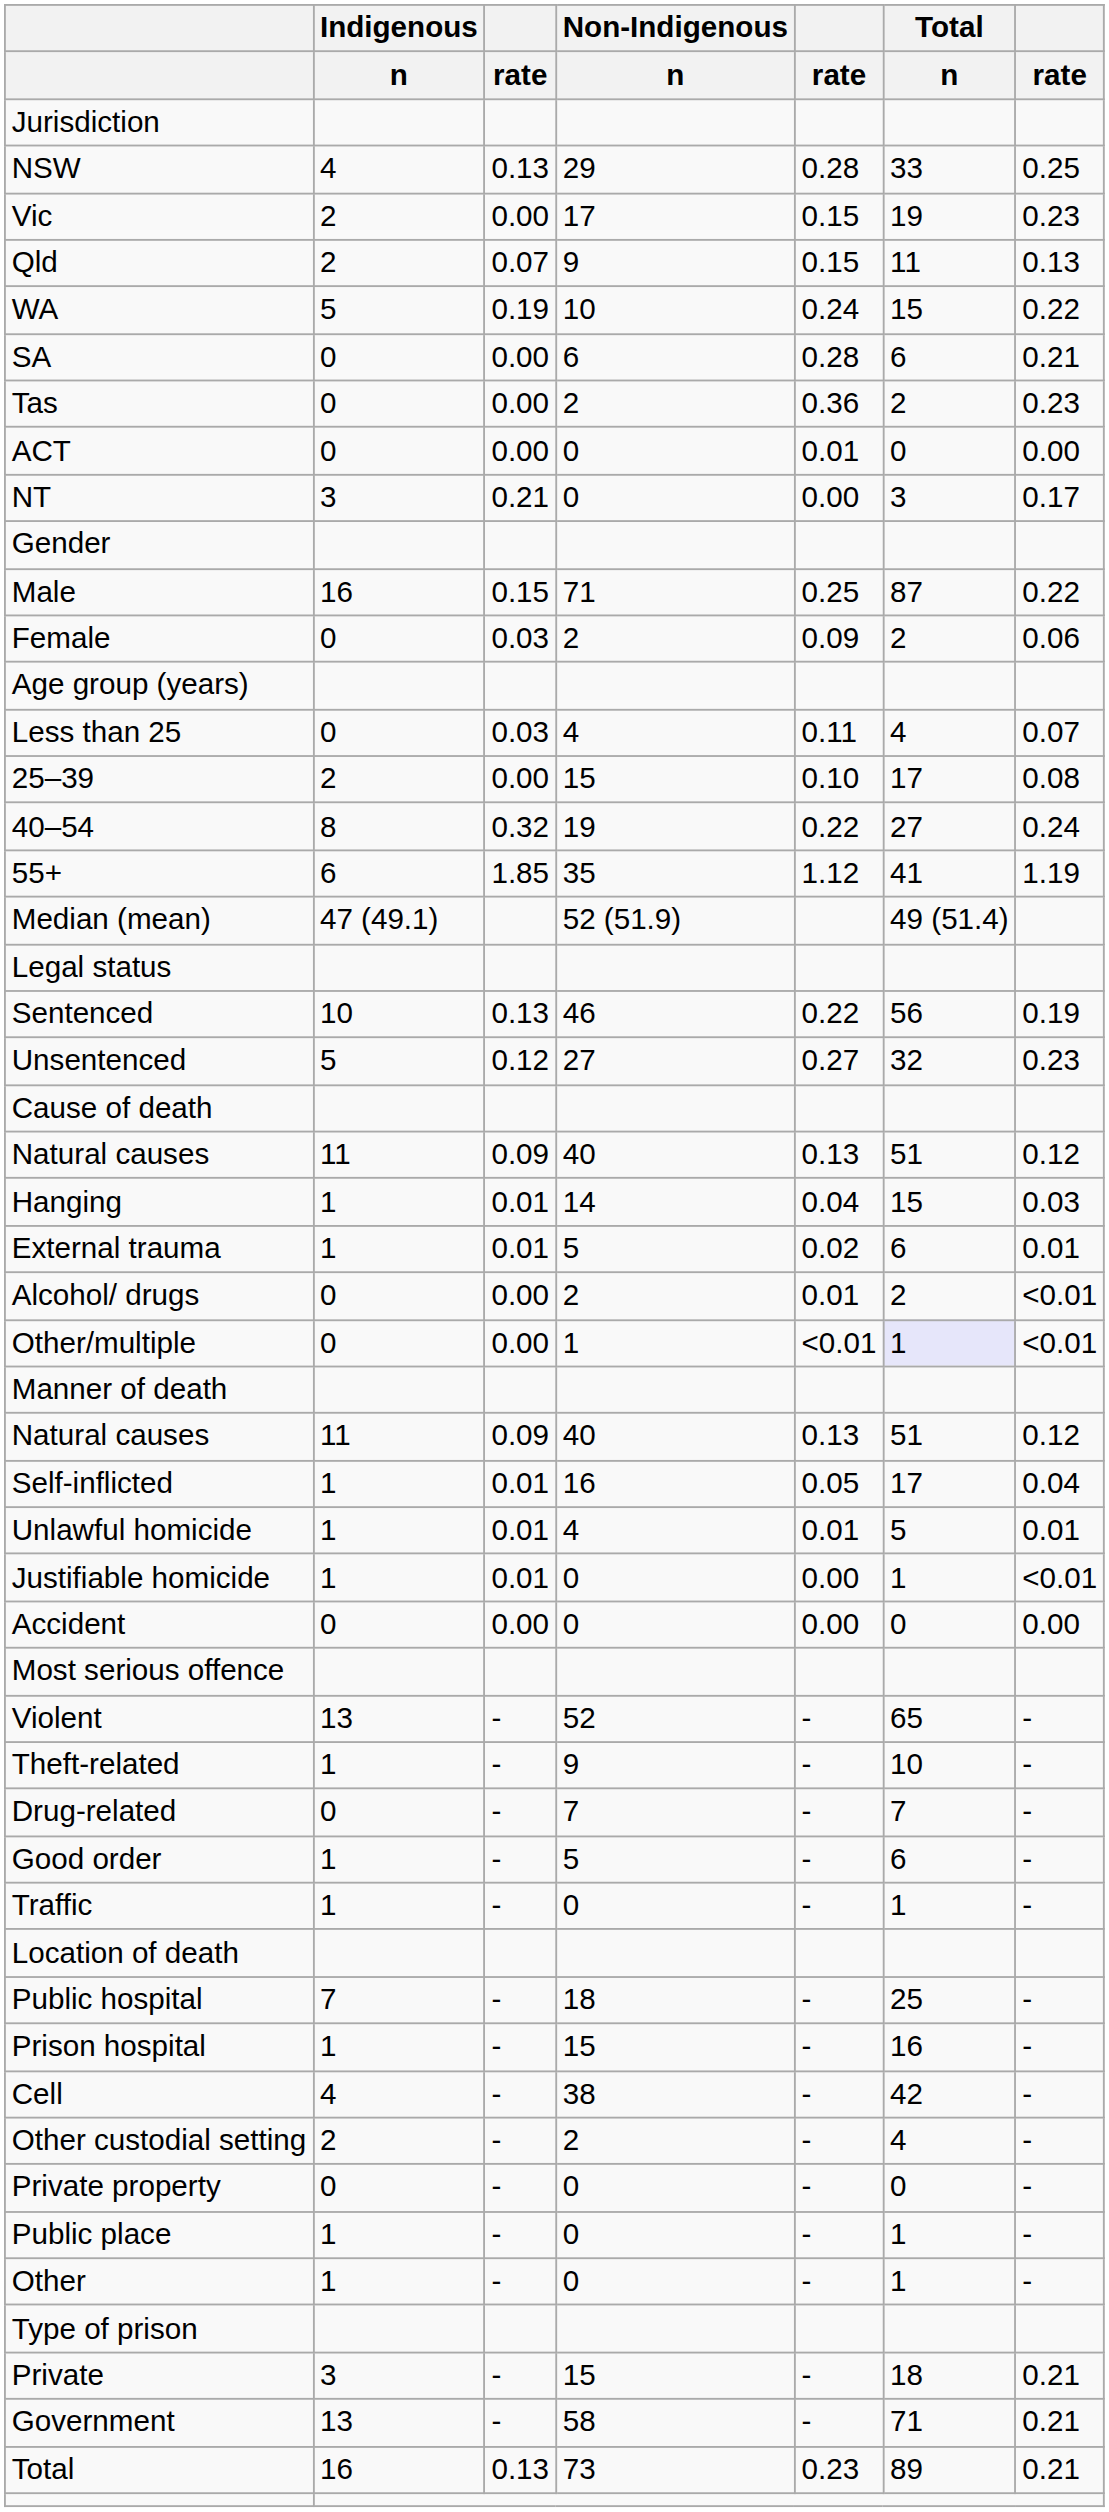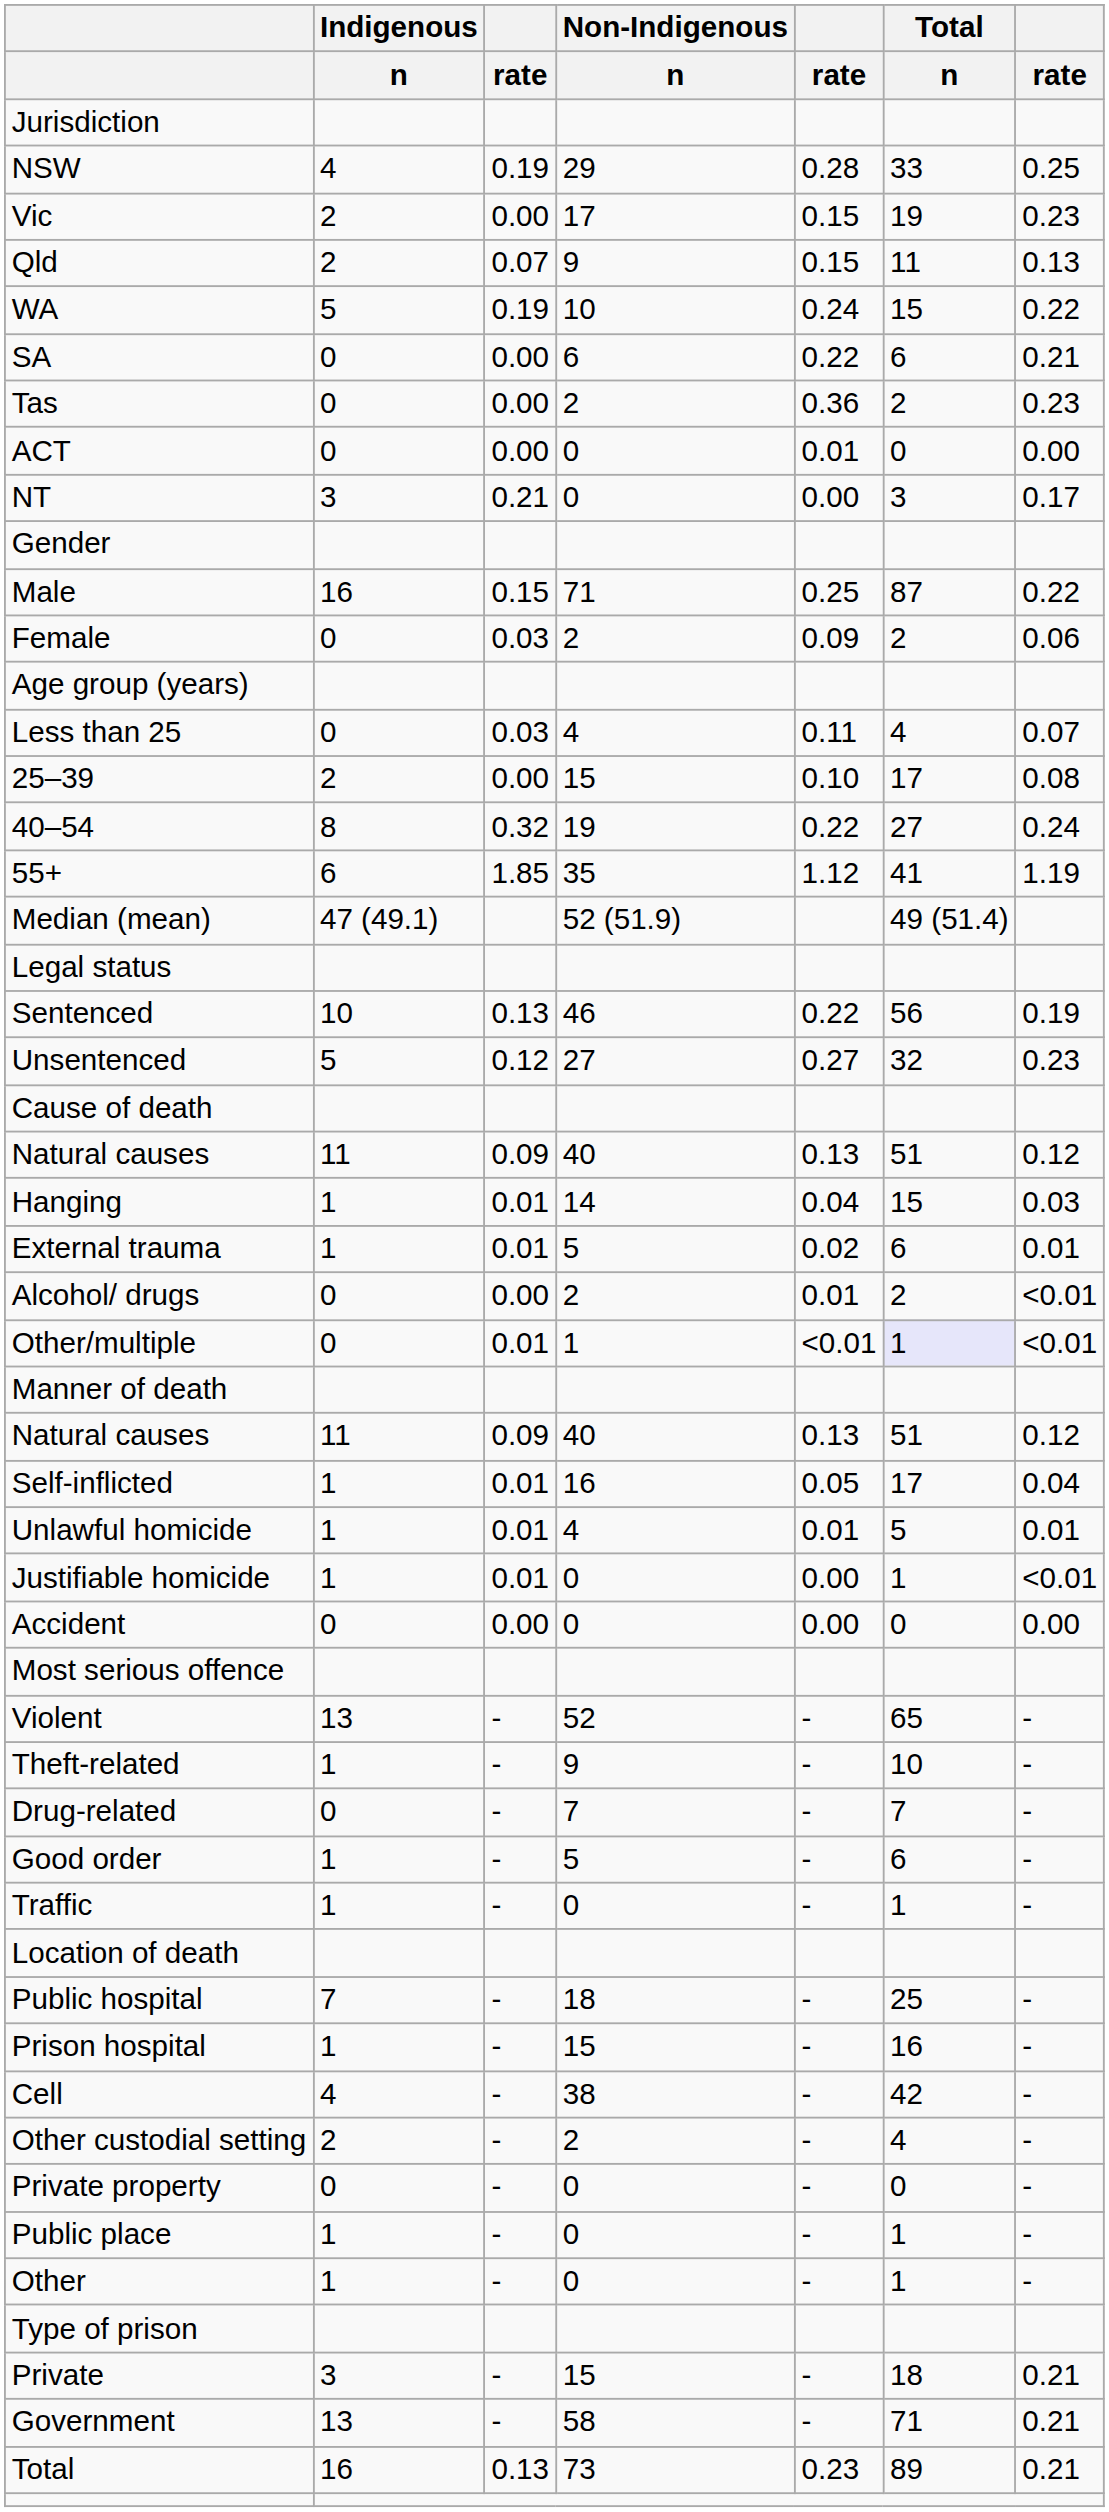(520, 168) 0.13 -> (520, 168) 0.19
(830, 356) 0.28 -> (830, 356) 0.22
(520, 1342) 0.00 -> (520, 1342) 0.01
